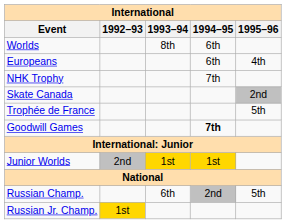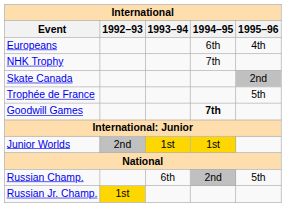- row: (23, 45)
